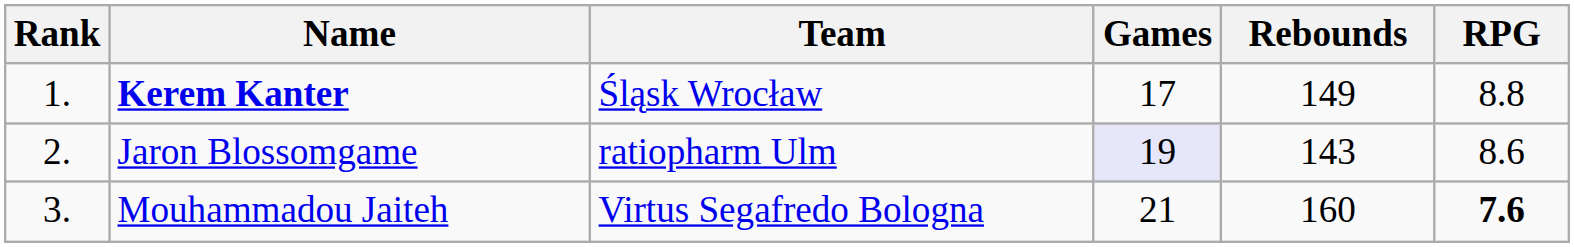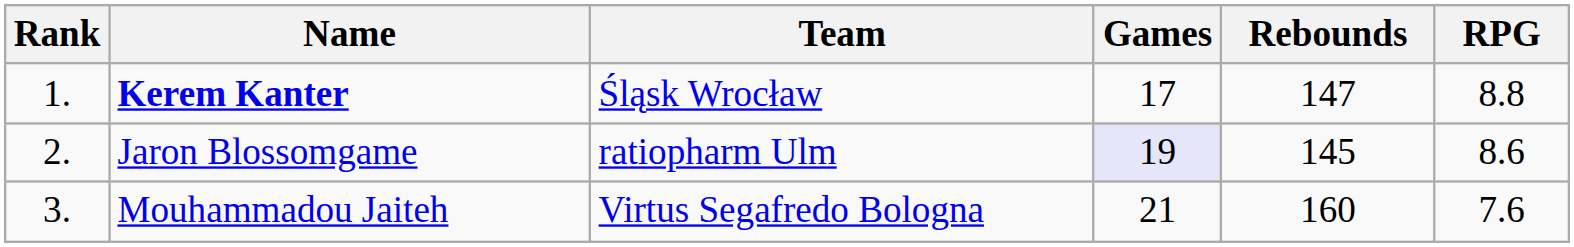(1328, 92) 149 -> (1328, 92) 147
(1328, 151) 143 -> (1328, 151) 145
(1502, 210) bold -> (1502, 210) normal
